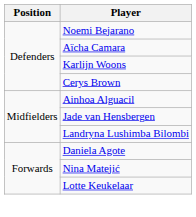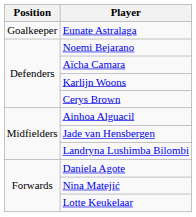+ row: (100, 30)
